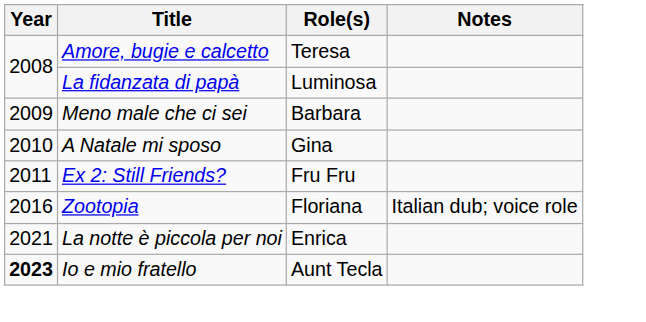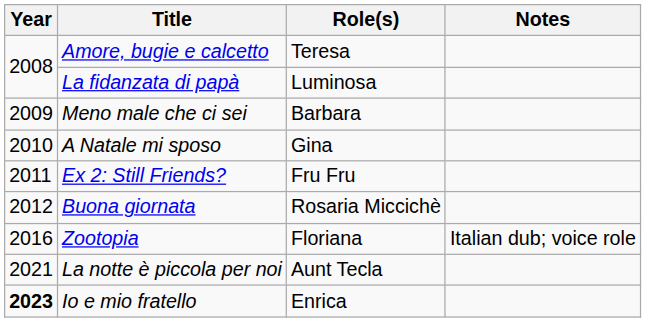+ row: (129, 207)
(319, 238) Enrica -> (337, 269) Aunt Tecla
(337, 269) Aunt Tecla -> (319, 301) Enrica
